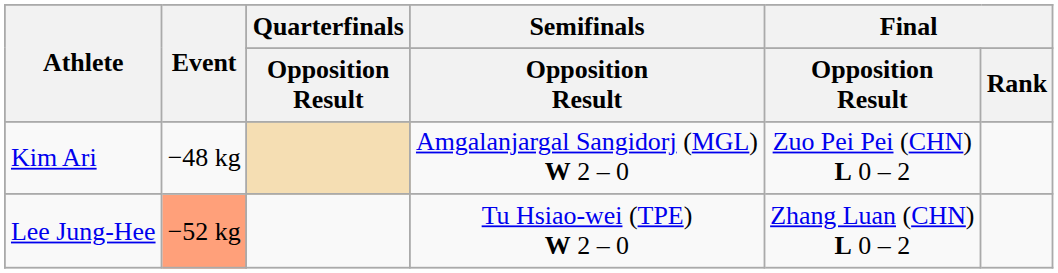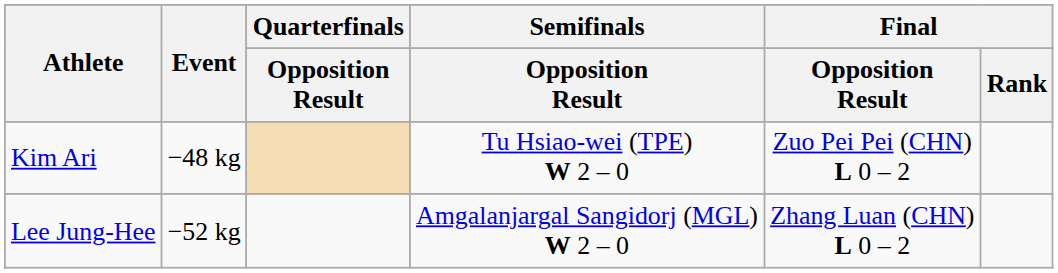(587, 157) Amgalanjargal Sangidorj (MGL) W 2 – 0 -> (587, 157) Tu Hsiao-wei (TPE) W 2 – 0
(204, 231) lightsalmon background -> (204, 231) no background
(587, 231) Tu Hsiao-wei (TPE) W 2 – 0 -> (587, 231) Amgalanjargal Sangidorj (MGL) W 2 – 0
